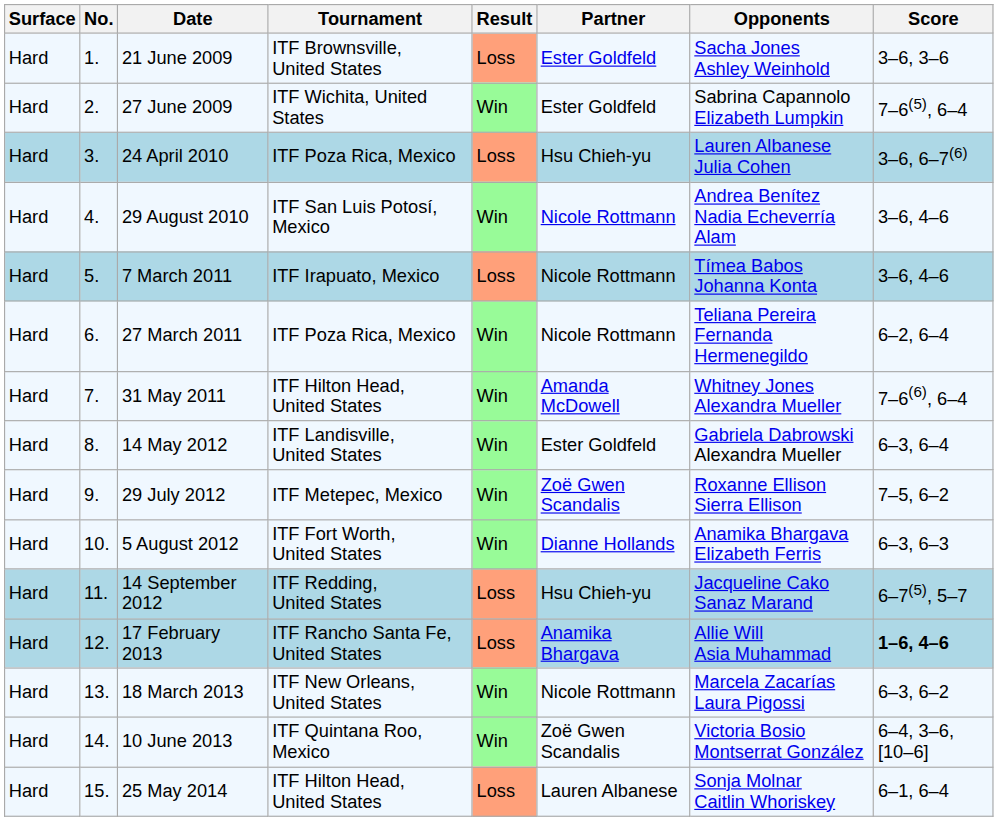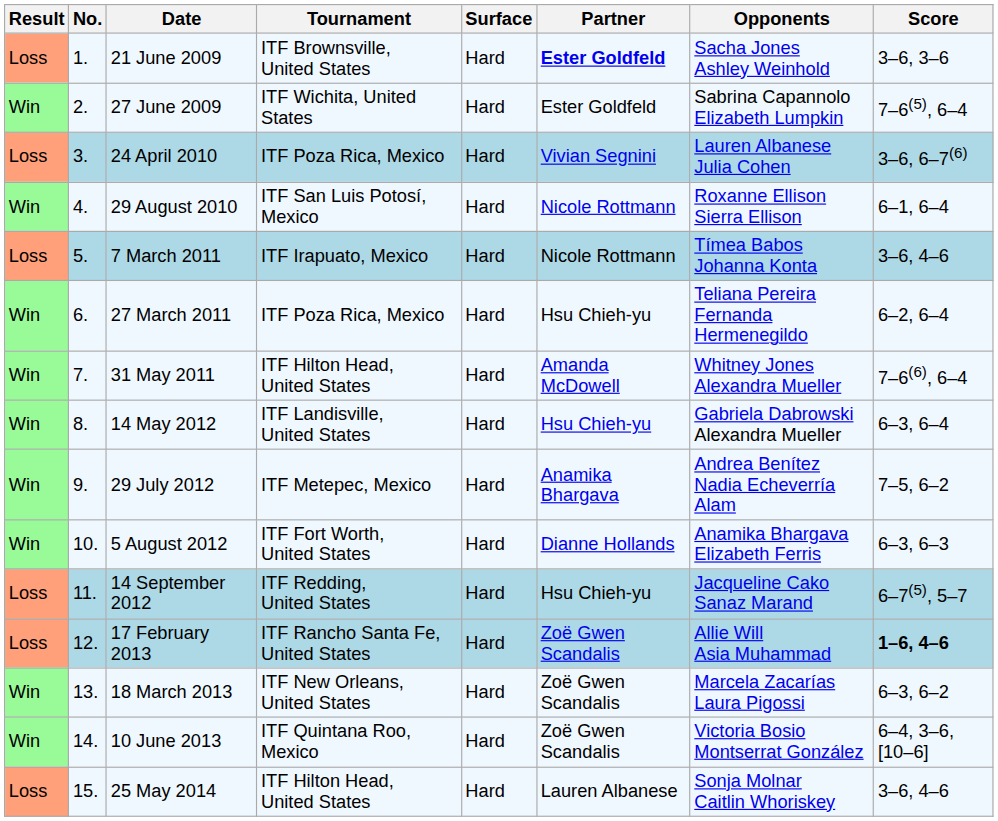columns swapped: (504, 18) <-> (42, 18)
(598, 58) normal -> (603, 58) bold
(596, 157) Hsu Chieh-yu -> (598, 157) Vivian Segnini
(765, 216) Andrea Benítez Nadia Echeverría Alam -> (760, 206) Roxanne Ellison Sierra Ellison
(913, 216) 3–6, 4–6 -> (913, 206) 6–1, 6–4
(608, 336) Nicole Rottmann -> (596, 315) Hsu Chieh-yu
(598, 445) Ester Goldfeld -> (596, 424) Hsu Chieh-yu
(583, 494) Zoë Gwen Scandalis -> (580, 484) Anamika Bhargava
(760, 494) Roxanne Ellison Sierra Ellison -> (765, 484) Andrea Benítez Nadia Echeverría Alam
(580, 643) Anamika Bhargava -> (583, 643) Zoë Gwen Scandalis
(608, 692) Nicole Rottmann -> (583, 692) Zoë Gwen Scandalis
(913, 791) 6–1, 6–4 -> (913, 791) 3–6, 4–6
